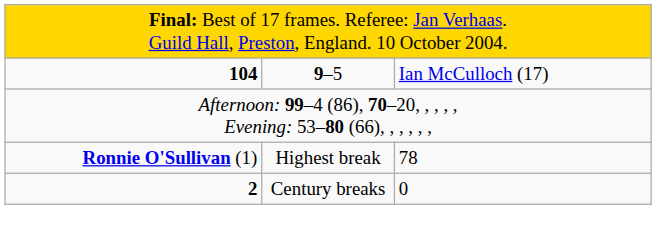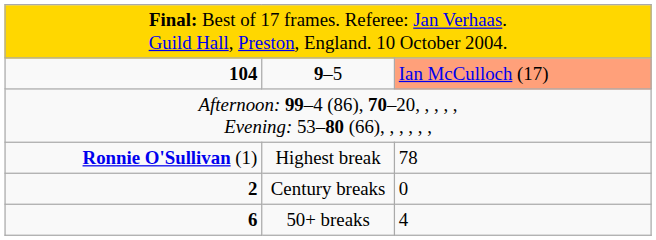(474, 73) no background -> (474, 73) lightsalmon background
+ row: (328, 220)
